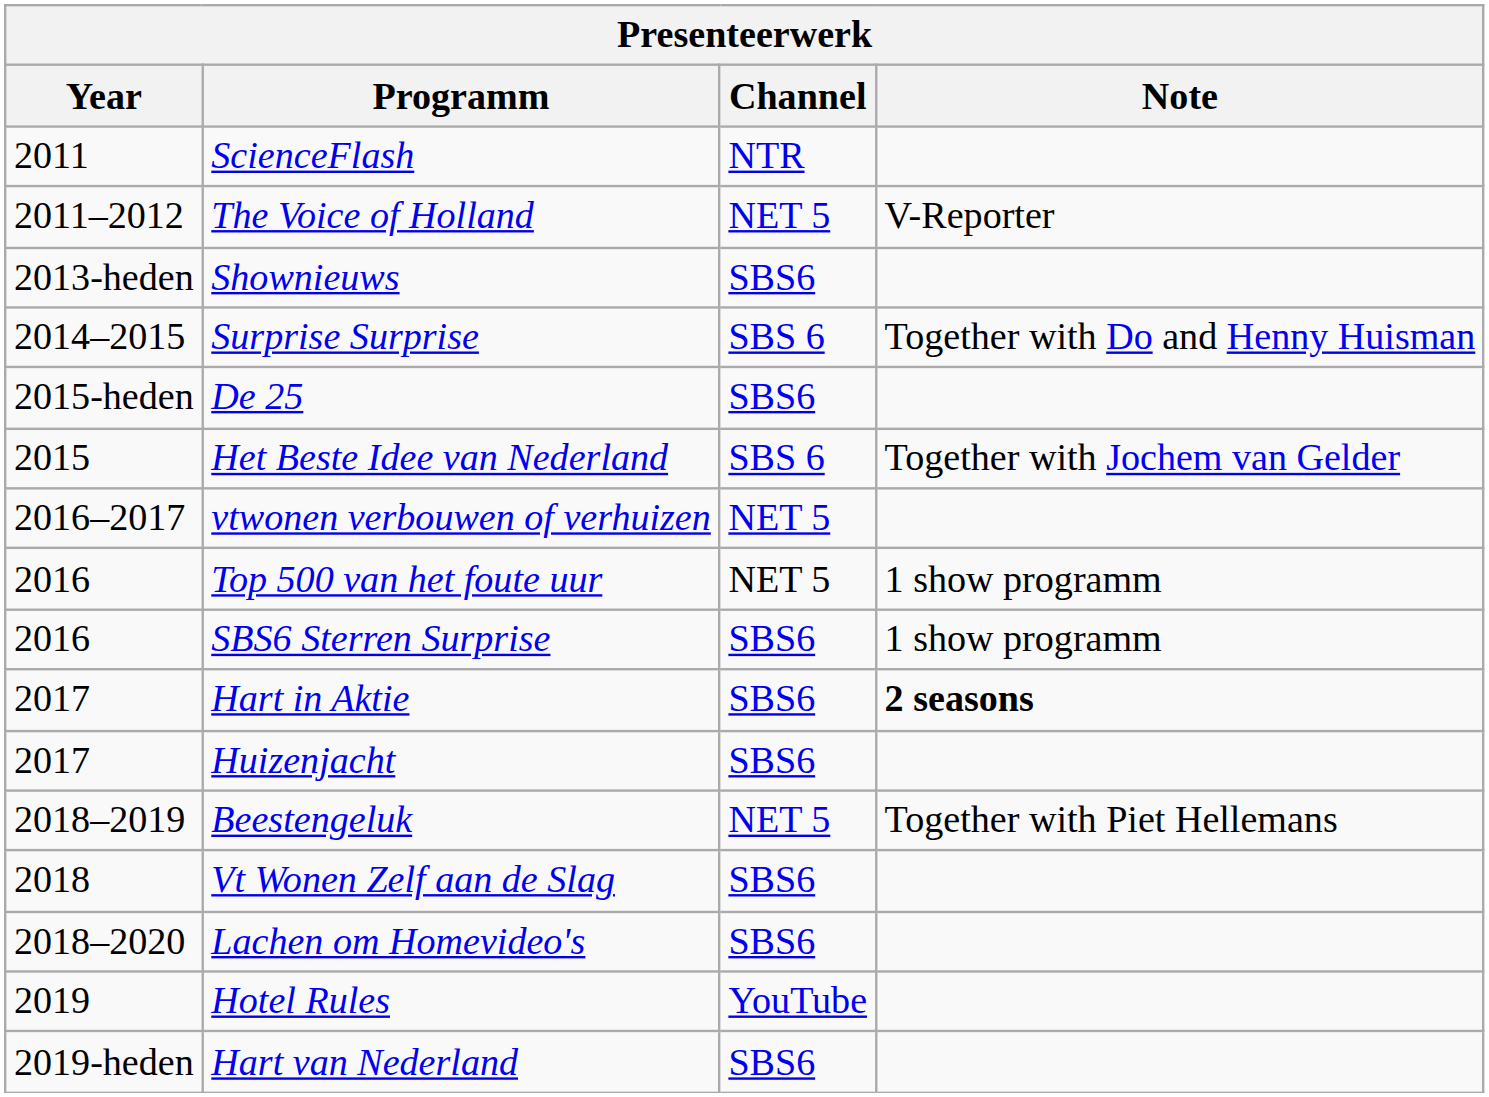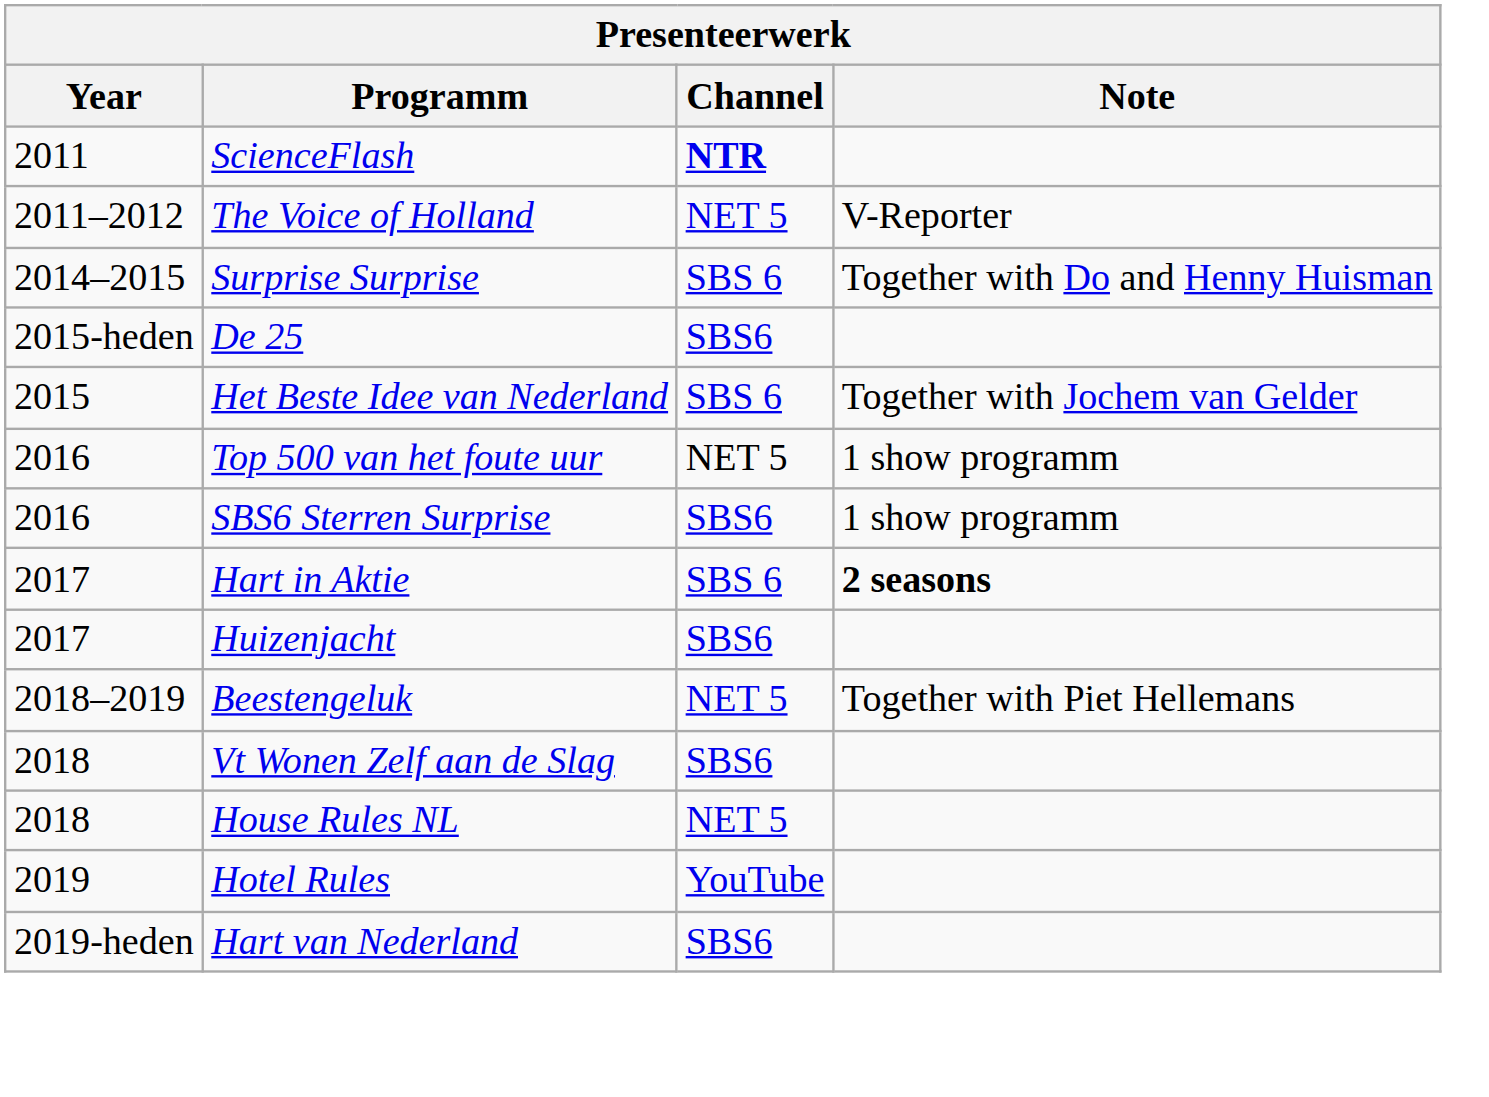(766, 155) normal -> (726, 155) bold
- row: (305, 276)
- row: (461, 517)
(772, 699) SBS6 -> (734, 578) SBS 6
- row: (398, 940)
+ row: (335, 819)
